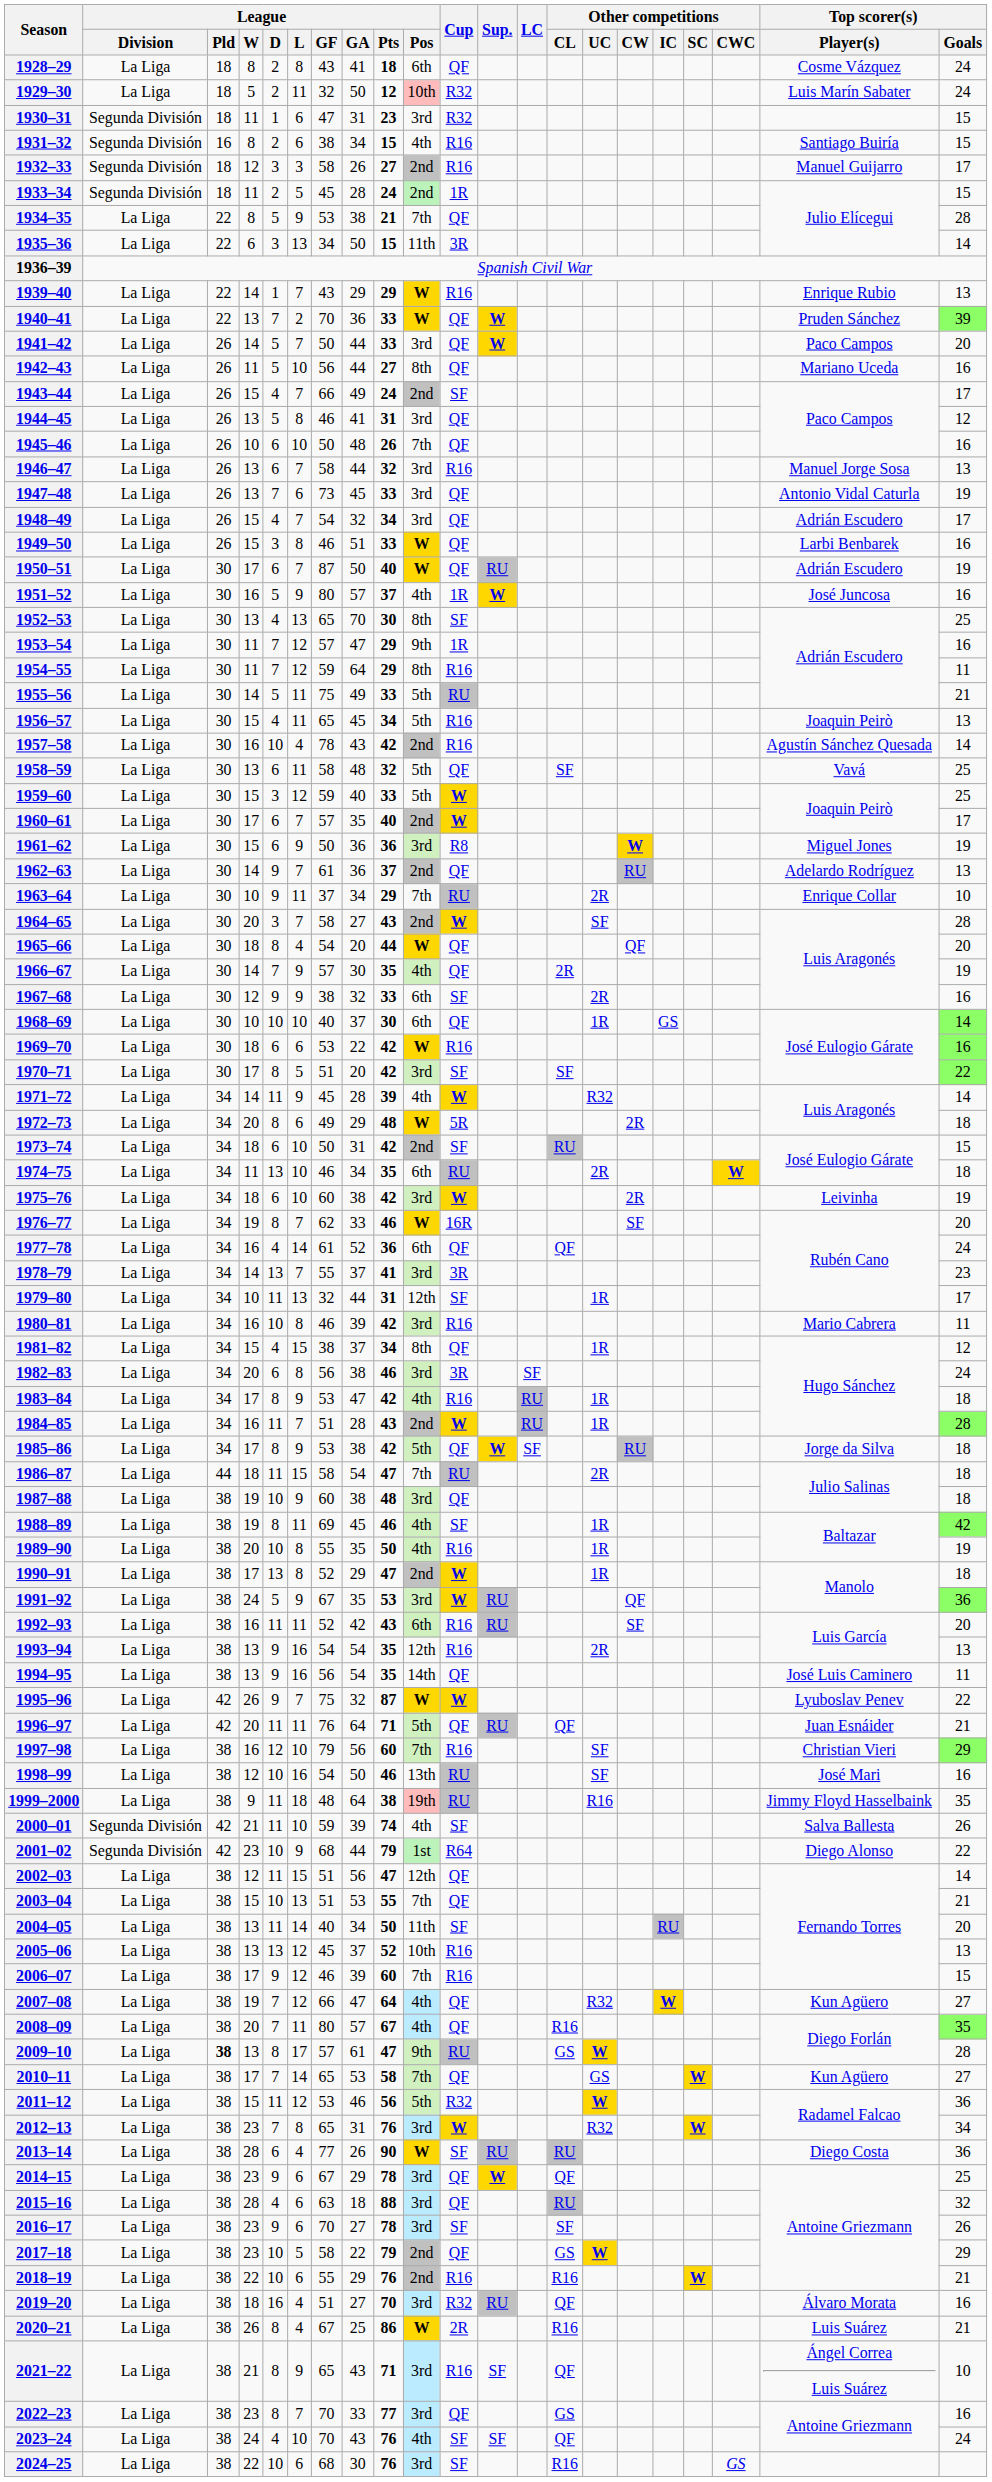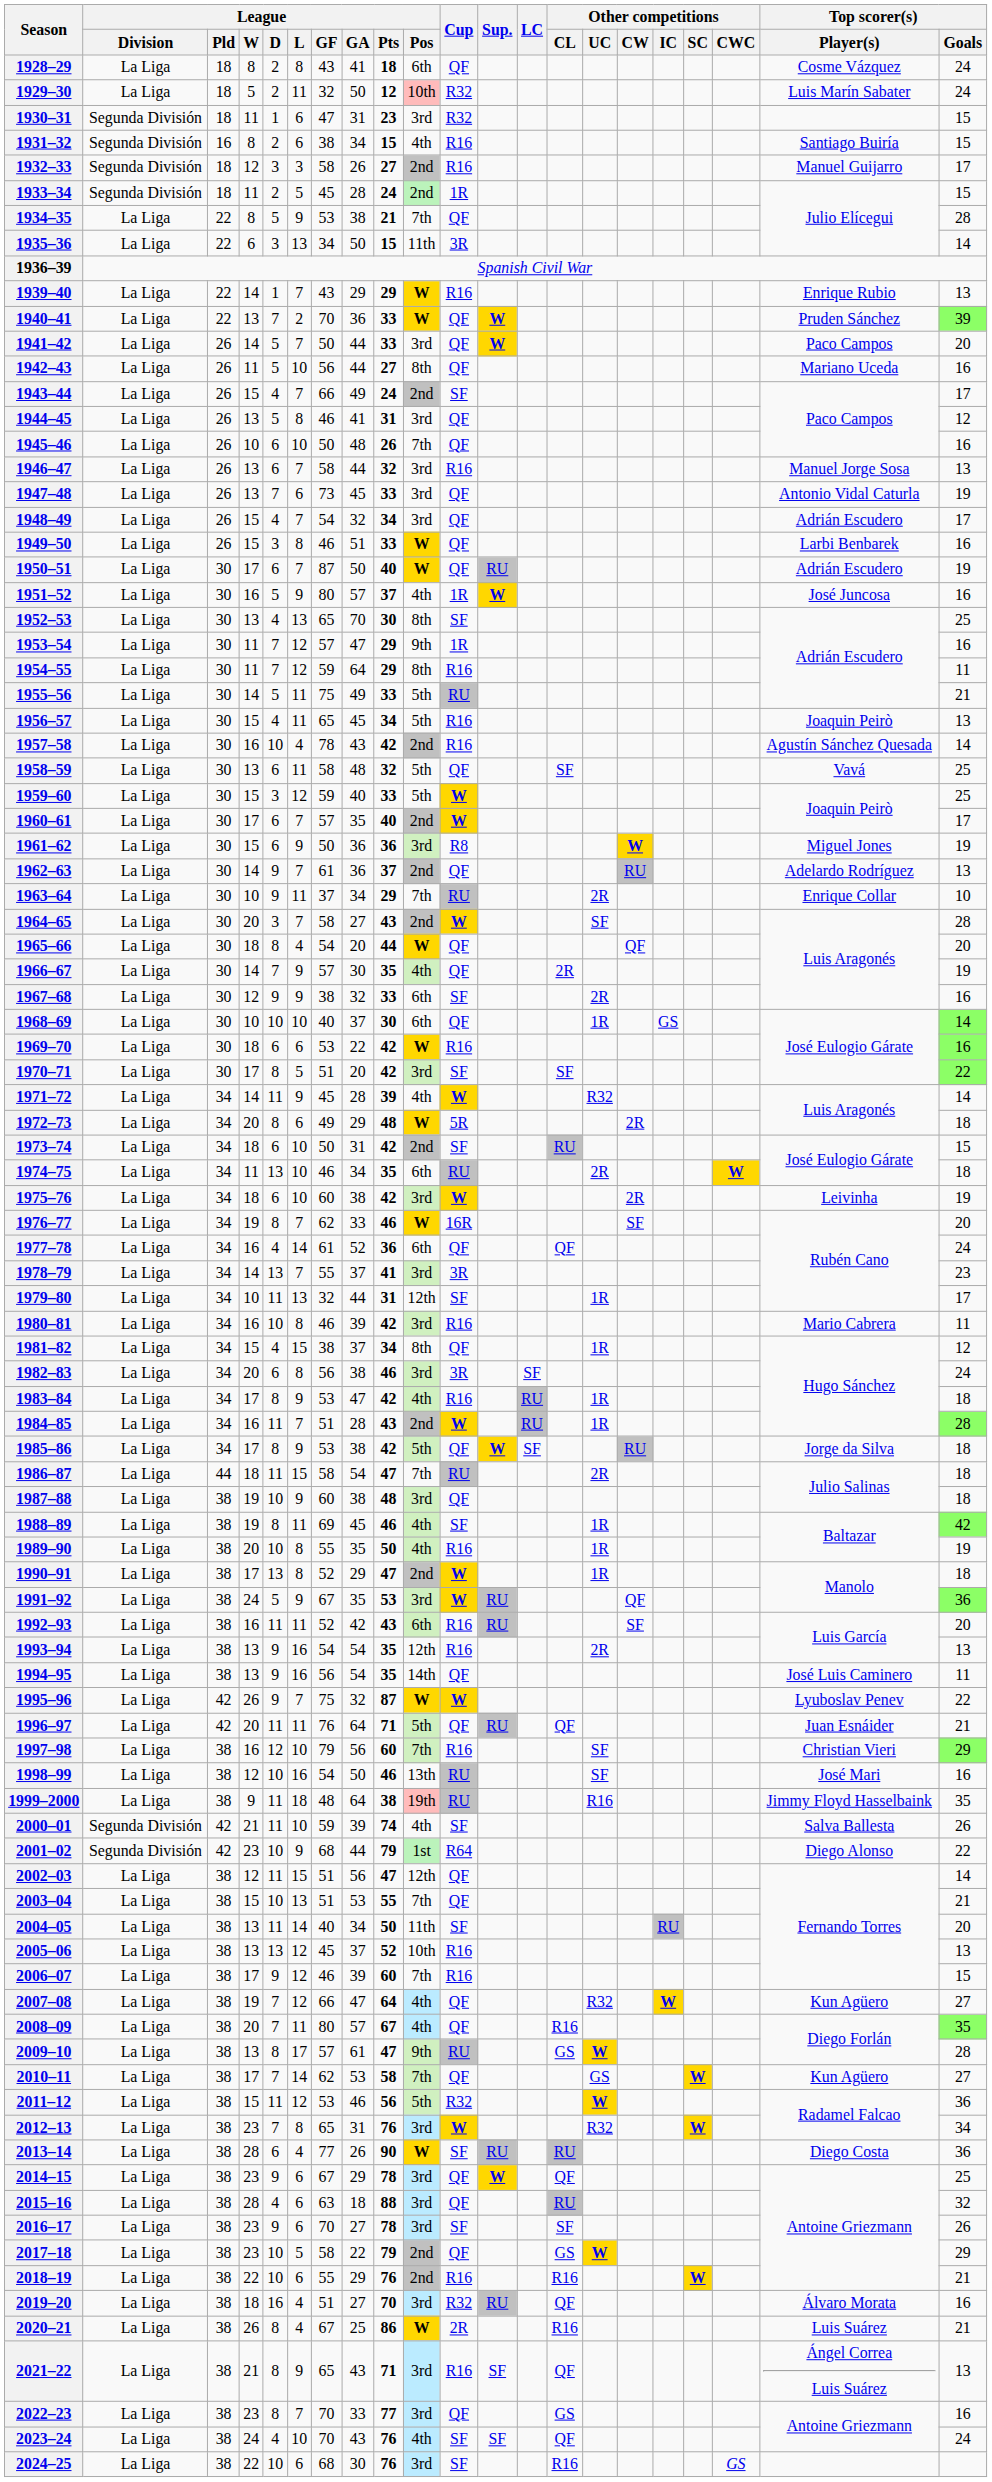(224, 2051) bold -> (224, 2051) normal
(326, 2077) 65 -> (326, 2077) 62
(963, 2371) 10 -> (963, 2371) 13
